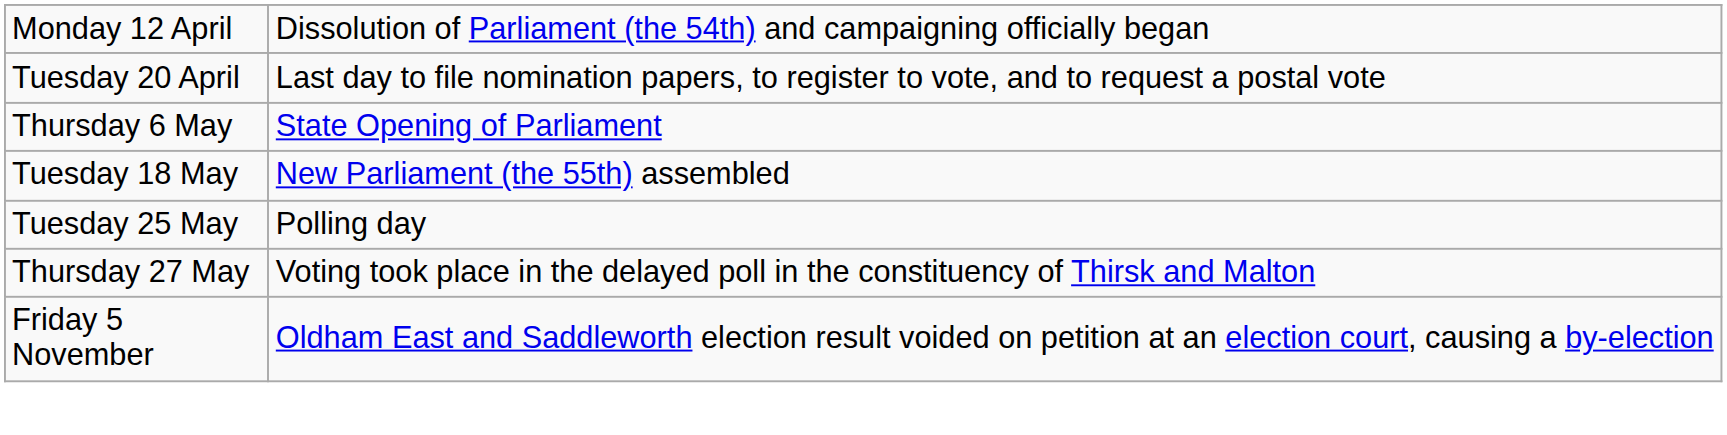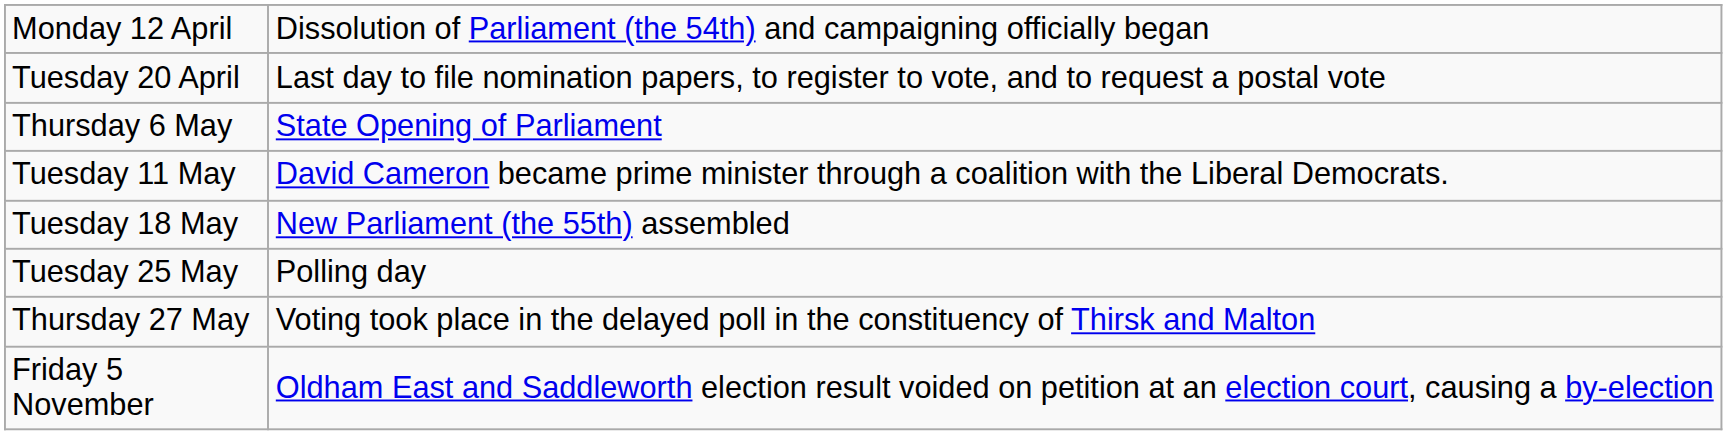+ row: (124, 175)
